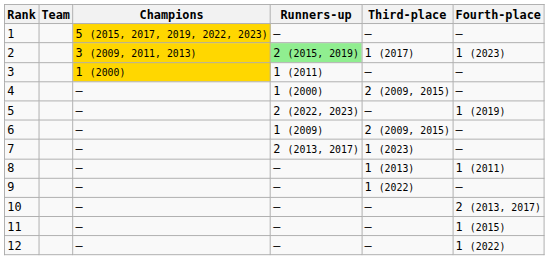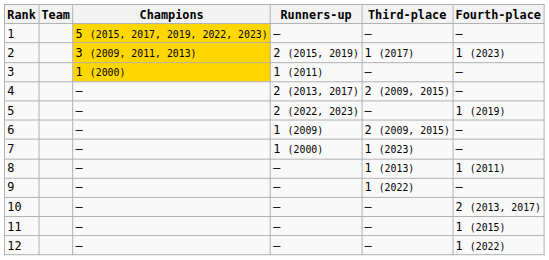(316, 53) lightgreen background -> (316, 53) no background
(298, 91) 1 (2000) -> (316, 91) 2 (2013, 2017)
(316, 149) 2 (2013, 2017) -> (298, 149) 1 (2000)
